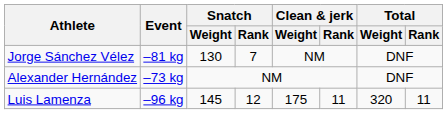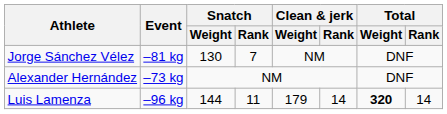(211, 99) 145 -> (211, 99) 144
(253, 99) 12 -> (253, 99) 11
(296, 99) 175 -> (296, 99) 179
(339, 99) 11 -> (339, 99) 14
(381, 99) normal -> (381, 99) bold
(424, 99) 11 -> (424, 99) 14
